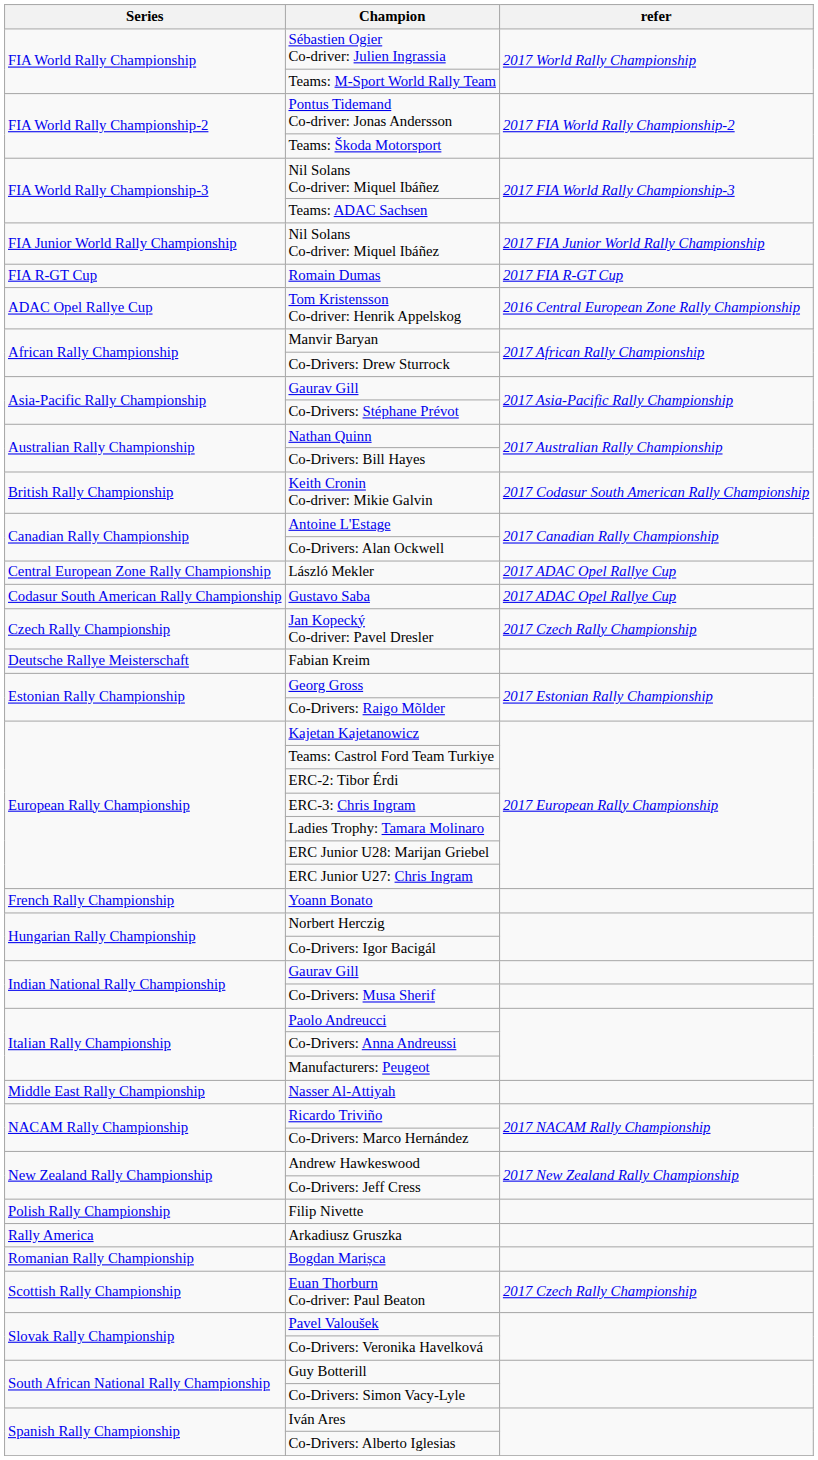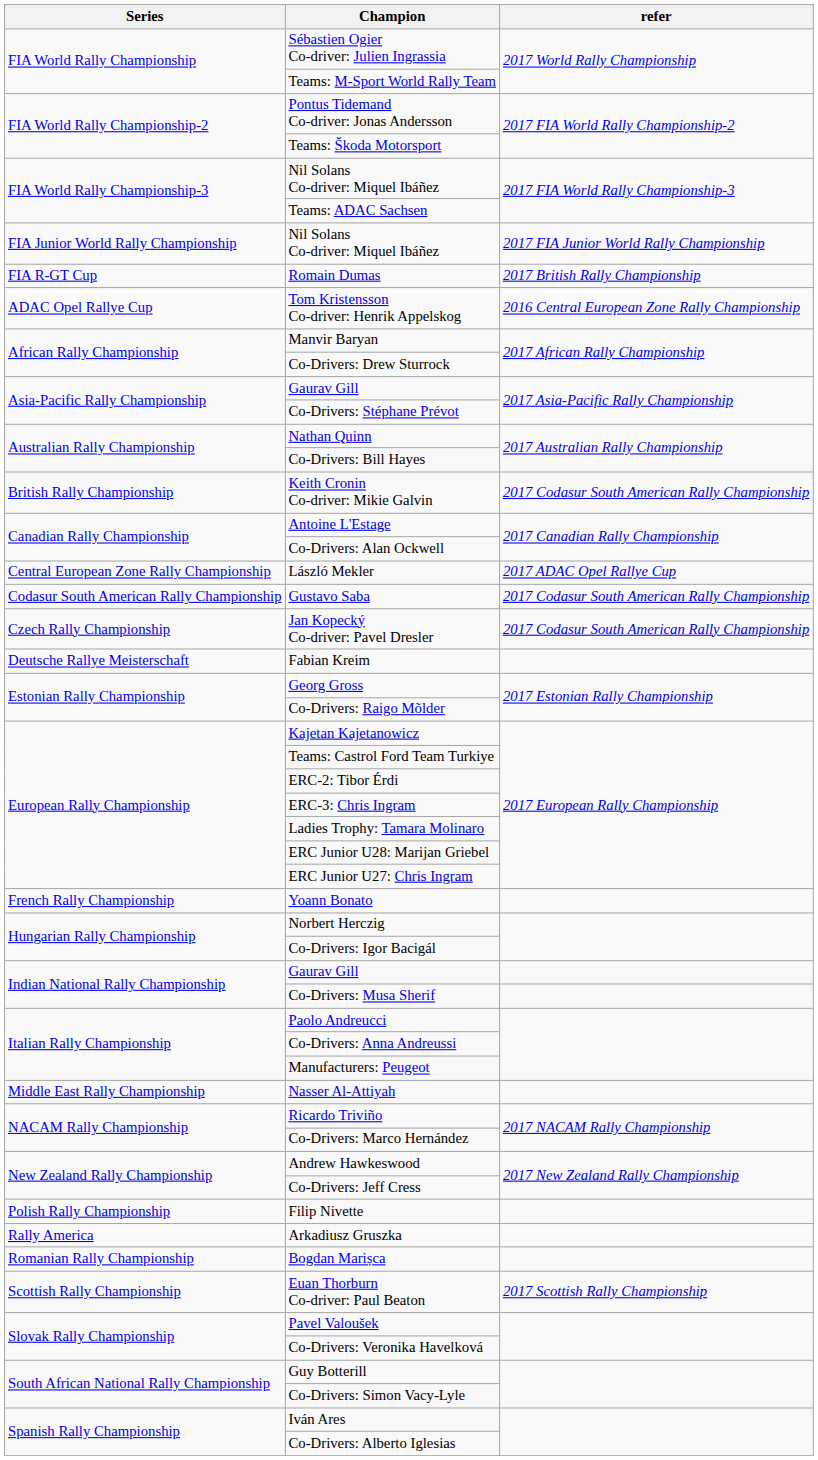(563, 275) 2017 FIA R-GT Cup -> (602, 275) 2017 British Rally Championship
(590, 596) 2017 ADAC Opel Rallye Cup -> (656, 596) 2017 Codasur South American Rally Championship
(600, 628) 2017 Czech Rally Championship -> (656, 628) 2017 Codasur South American Rally Championship
(600, 1291) 2017 Czech Rally Championship -> (605, 1291) 2017 Scottish Rally Championship
